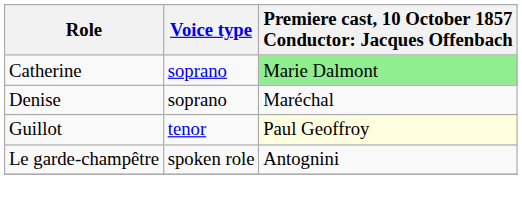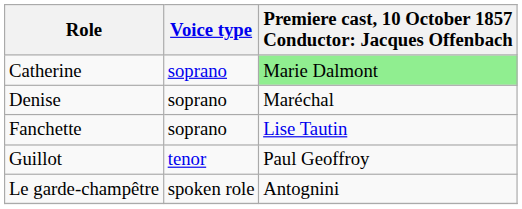+ row: (45, 129)
(316, 129) lightyellow background -> (316, 159) no background
